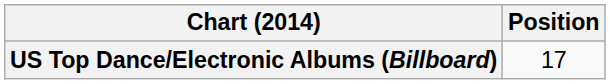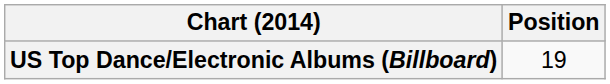(554, 59) 17 -> (554, 59) 19
